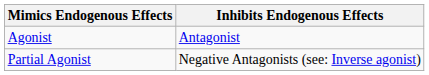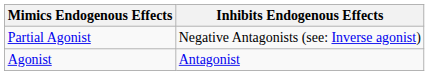rows swapped: (30, 37) <-> (49, 59)
